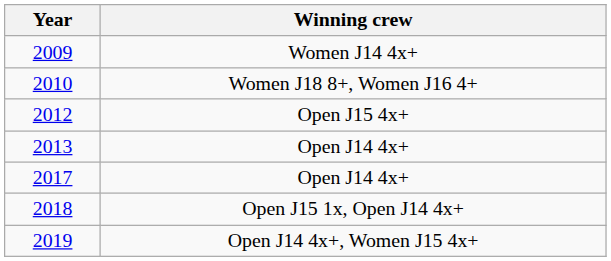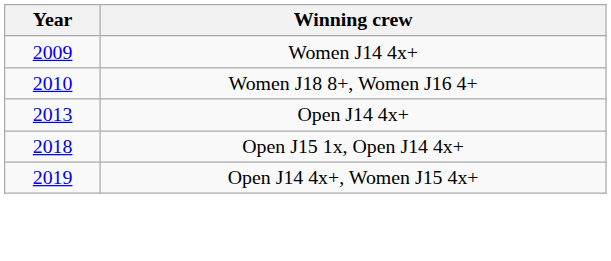- row: (53, 114)
- row: (53, 177)
